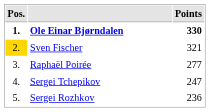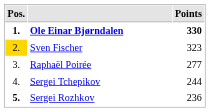(194, 47) 321 -> (194, 47) 323
(194, 81) 247 -> (194, 81) 244
(16, 98) normal -> (16, 98) bold
